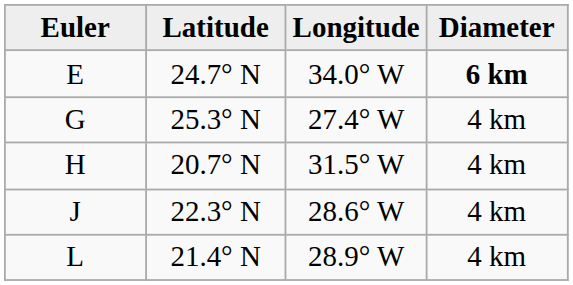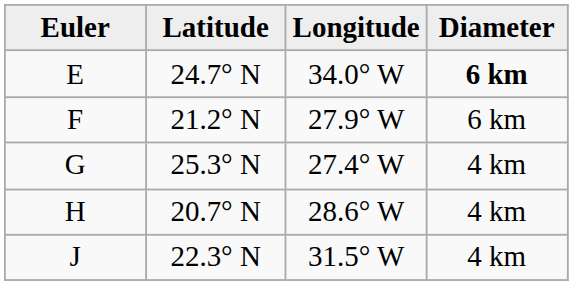+ row: (75, 119)
(356, 165) 31.5° W -> (356, 211) 28.6° W
(356, 211) 28.6° W -> (356, 257) 31.5° W
- row: (75, 257)
